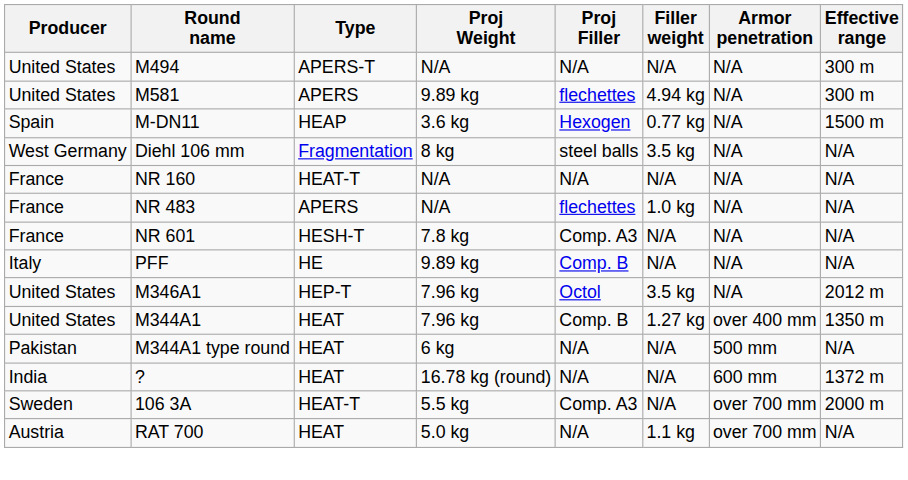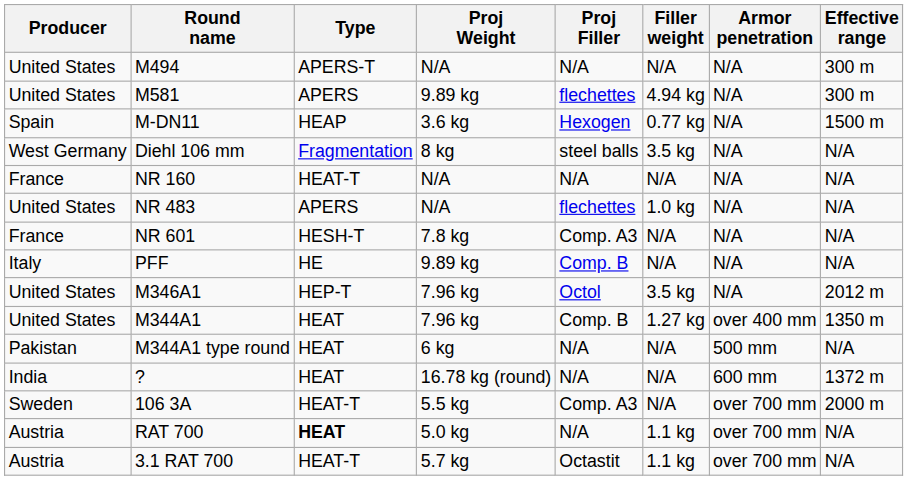(36, 207) France -> (62, 207) United States
(321, 432) normal -> (322, 432) bold
+ row: (184, 461)
